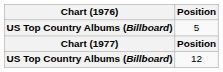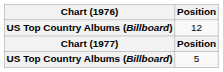rows swapped: (197, 28) <-> (197, 59)
